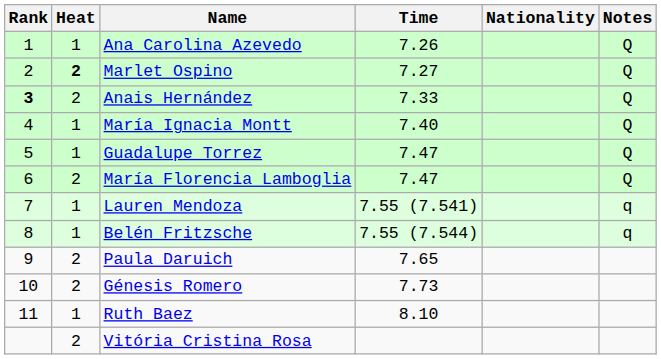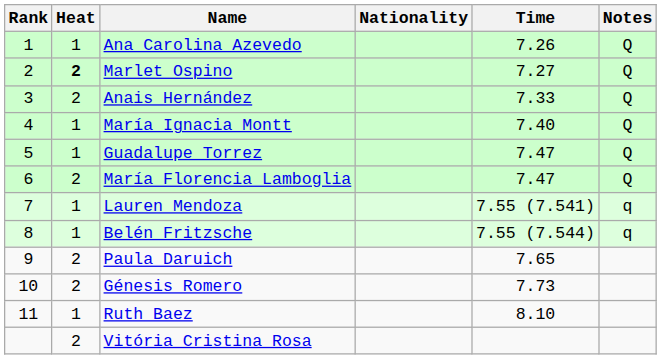columns swapped: (540, 18) <-> (419, 18)
(28, 99) bold -> (28, 99) normal
